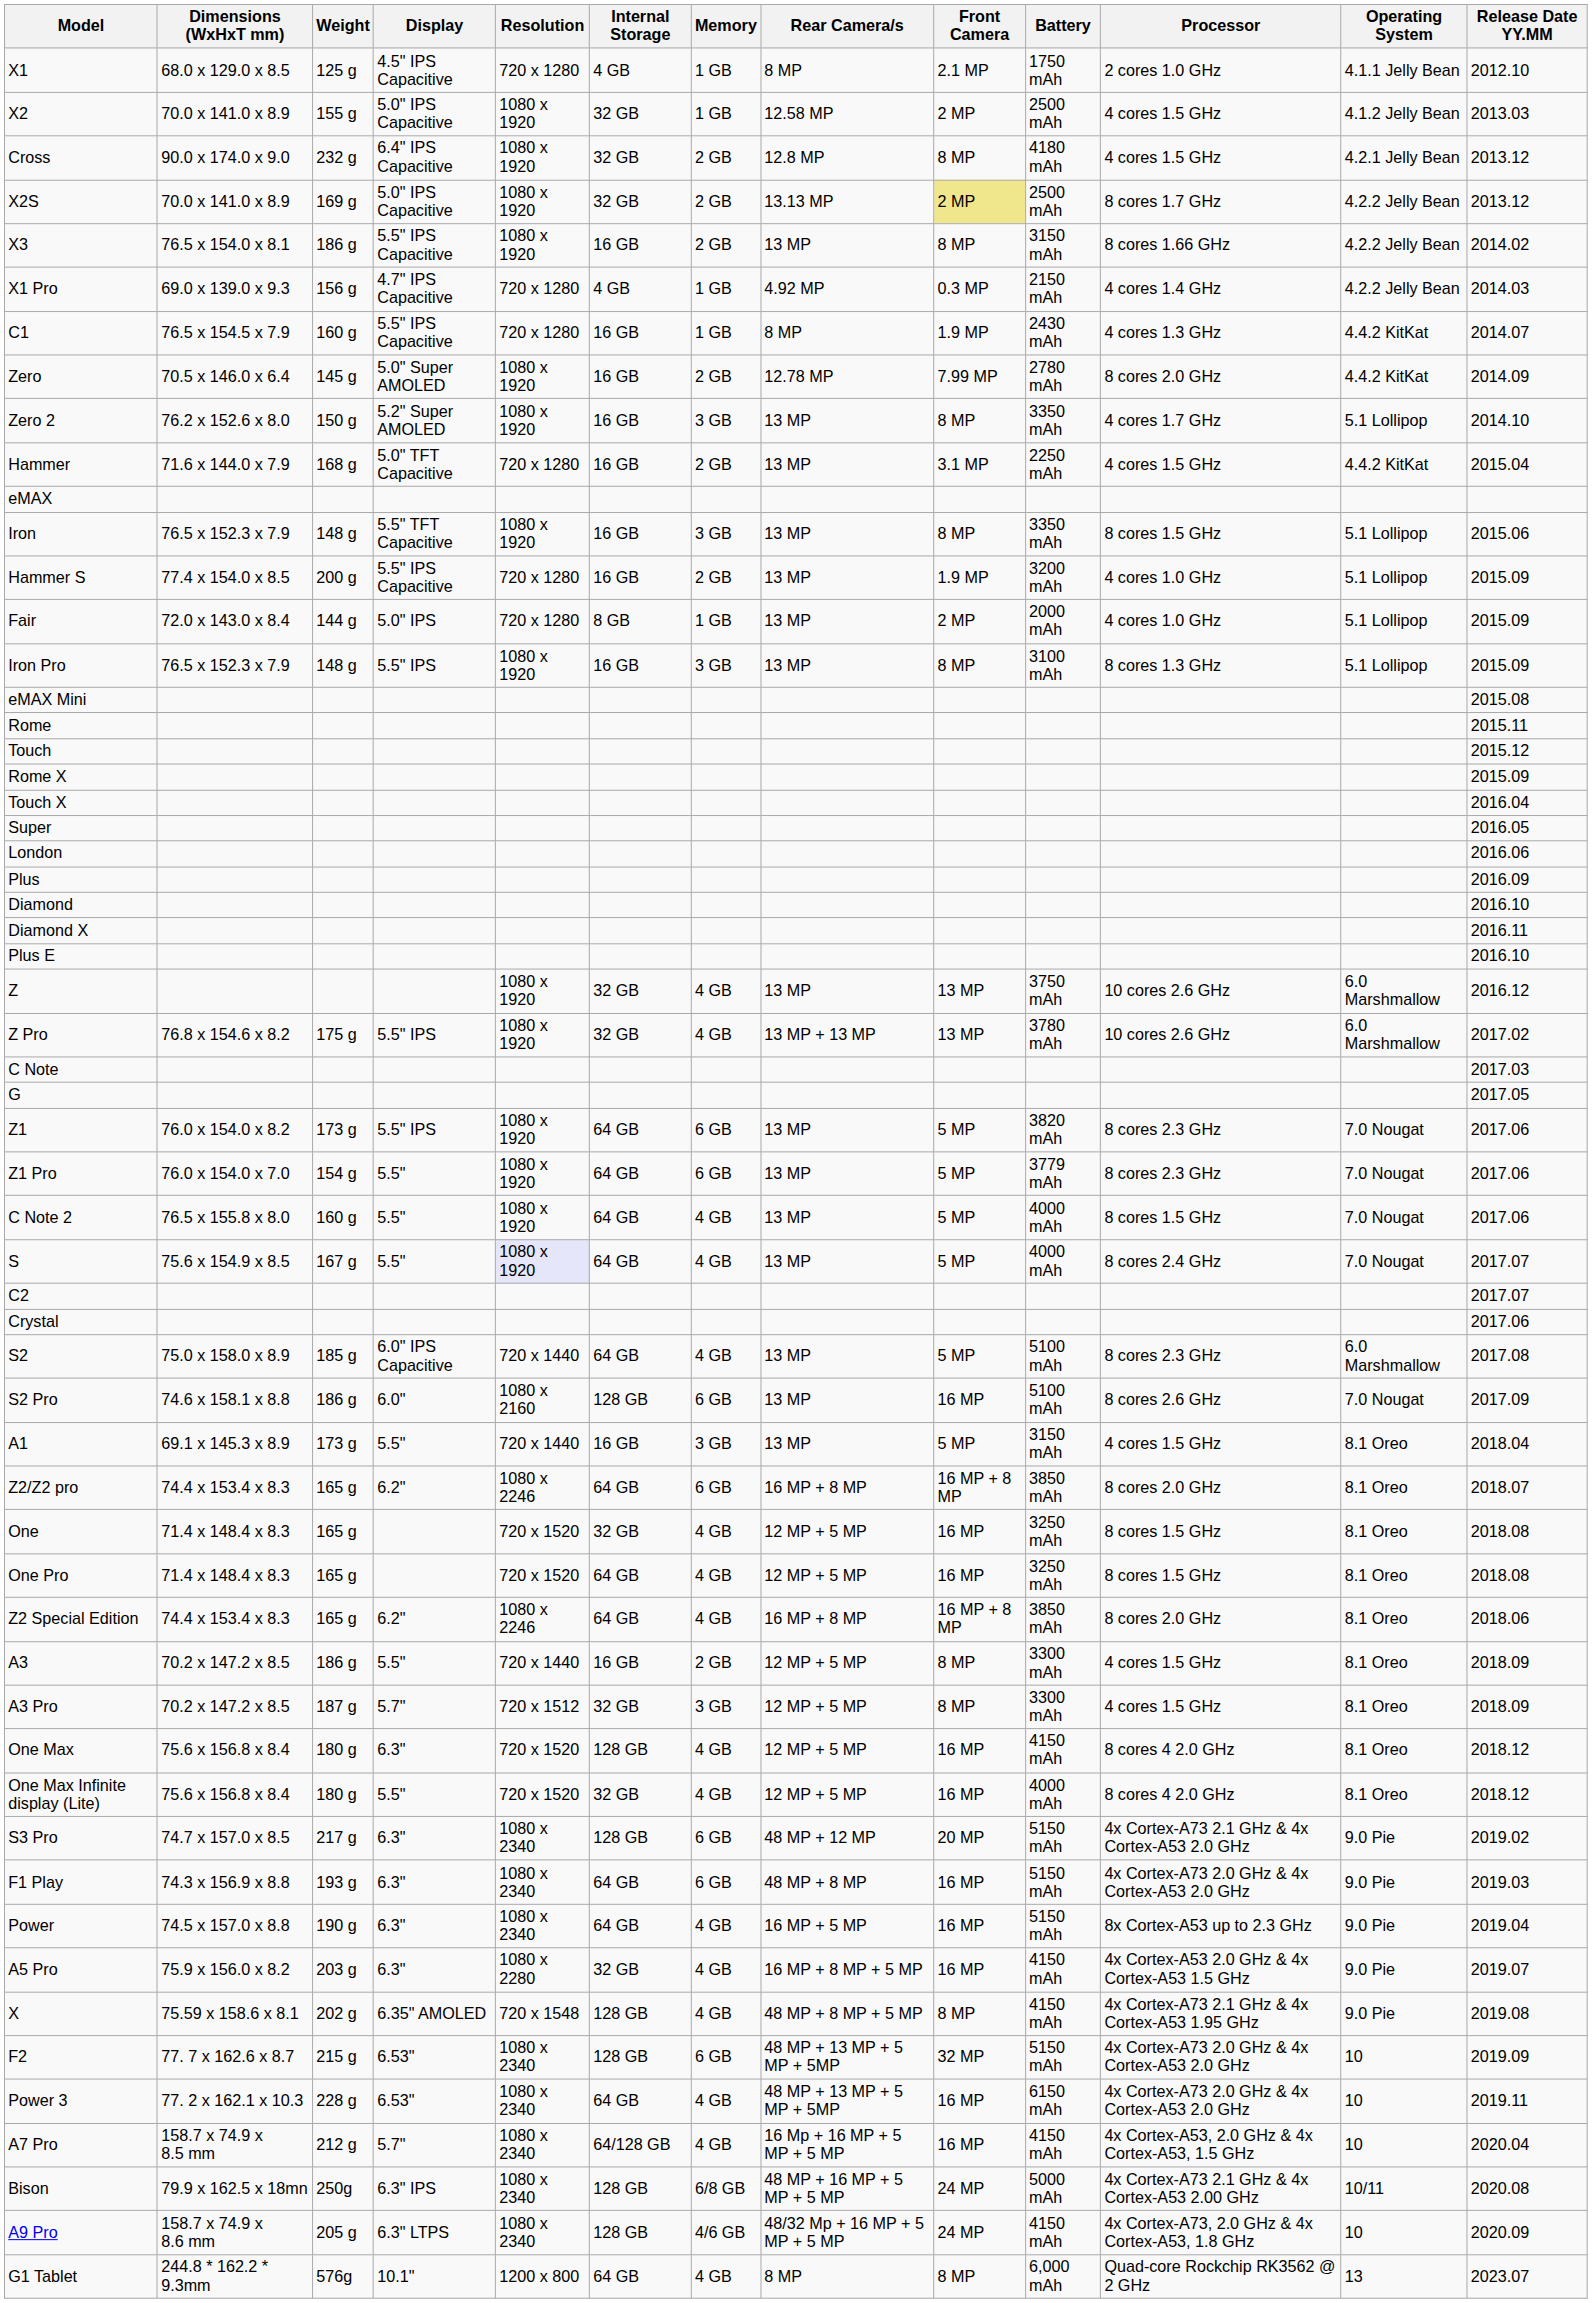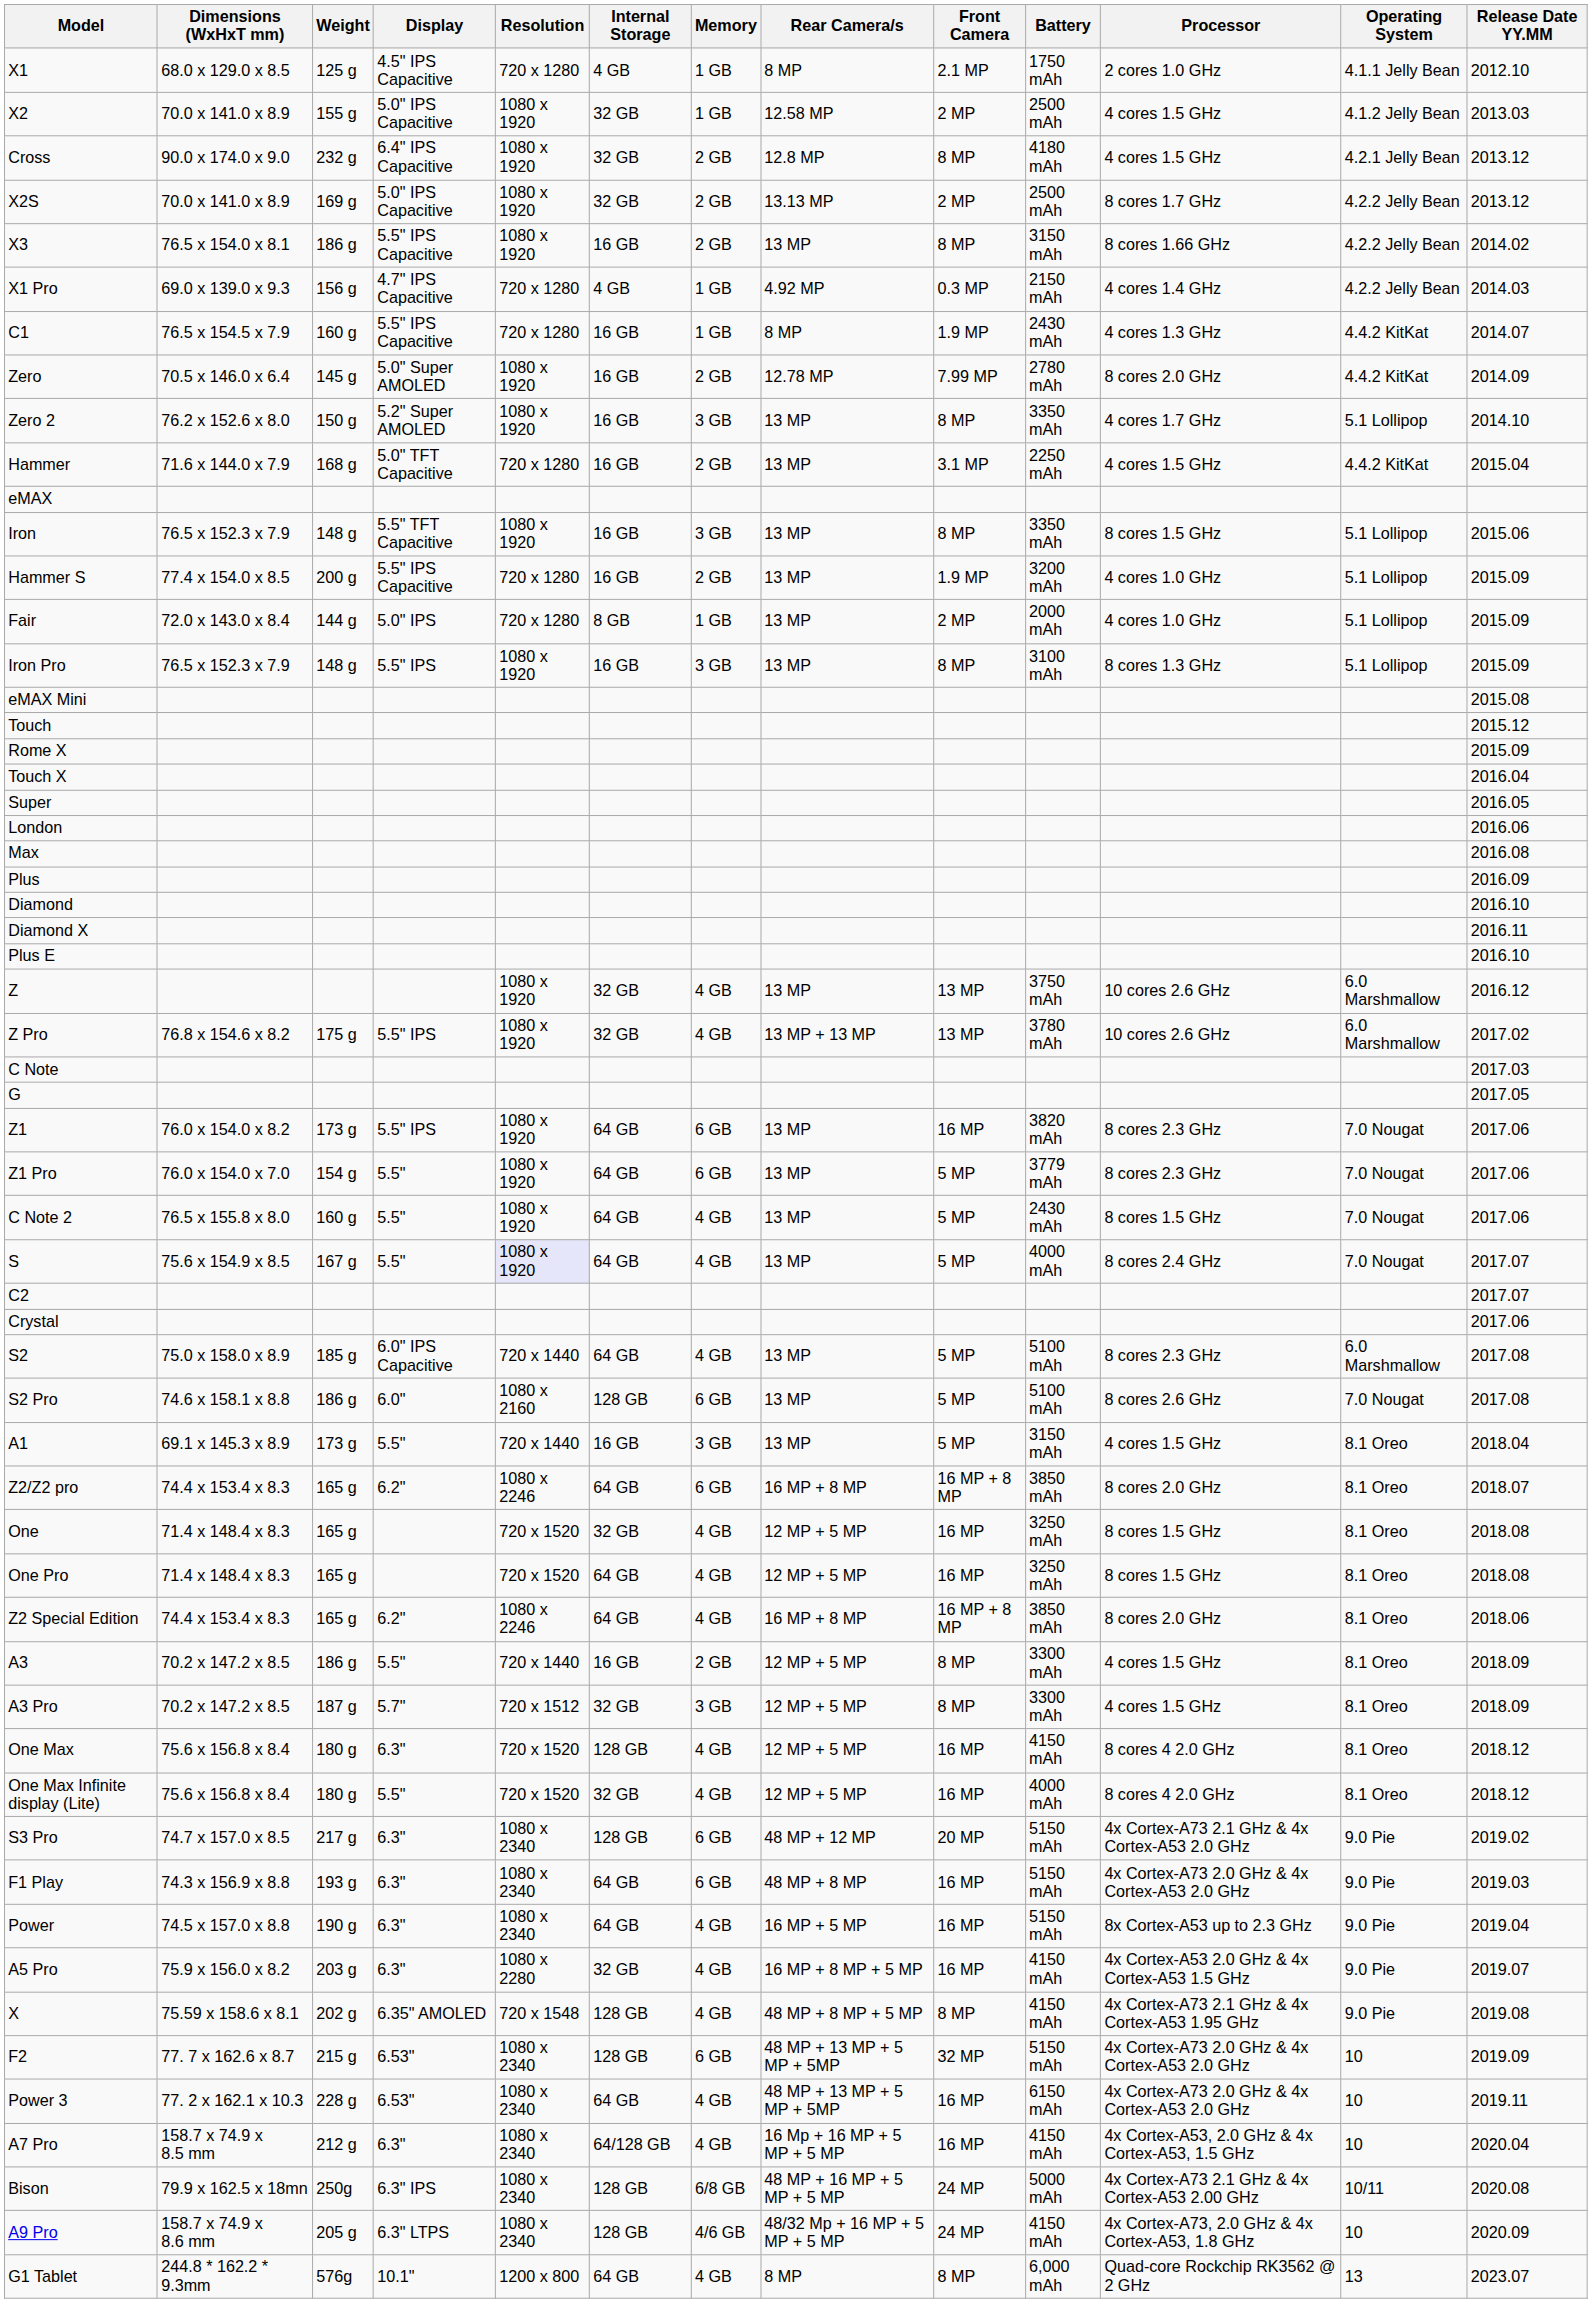(956, 201) khaki background -> (956, 201) no background
- row: (30, 725)
+ row: (23, 853)
(956, 1129) 5 MP -> (961, 1129) 16 MP
(1047, 1217) 4000 mAh -> (1047, 1217) 2430 mAh
(961, 1400) 16 MP -> (956, 1400) 5 MP
(1500, 1400) 2017.09 -> (1500, 1400) 2017.08
(391, 2145) 5.7" -> (391, 2145) 6.3"
